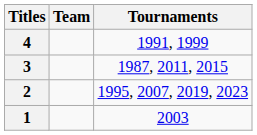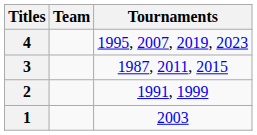(173, 42) 1991, 1999 -> (173, 42) 1995, 2007, 2019, 2023
(173, 92) 1995, 2007, 2019, 2023 -> (173, 92) 1991, 1999
